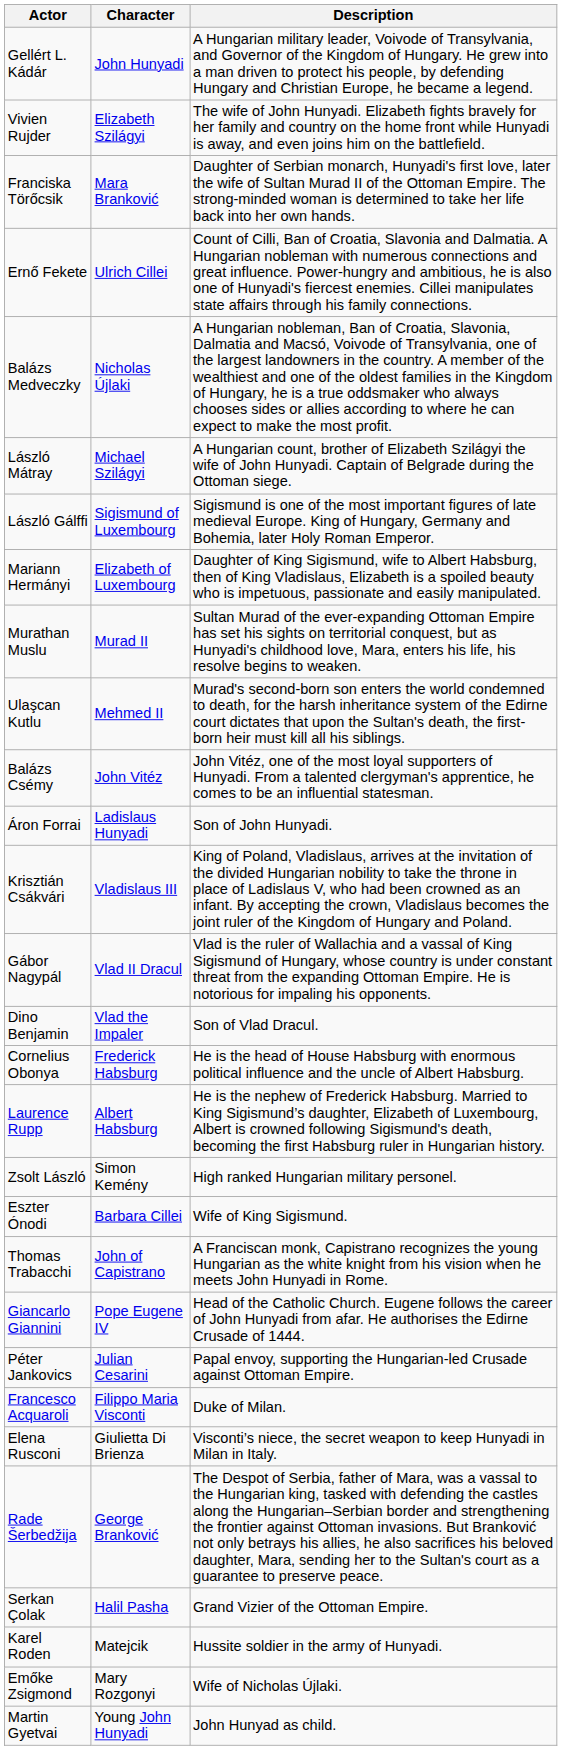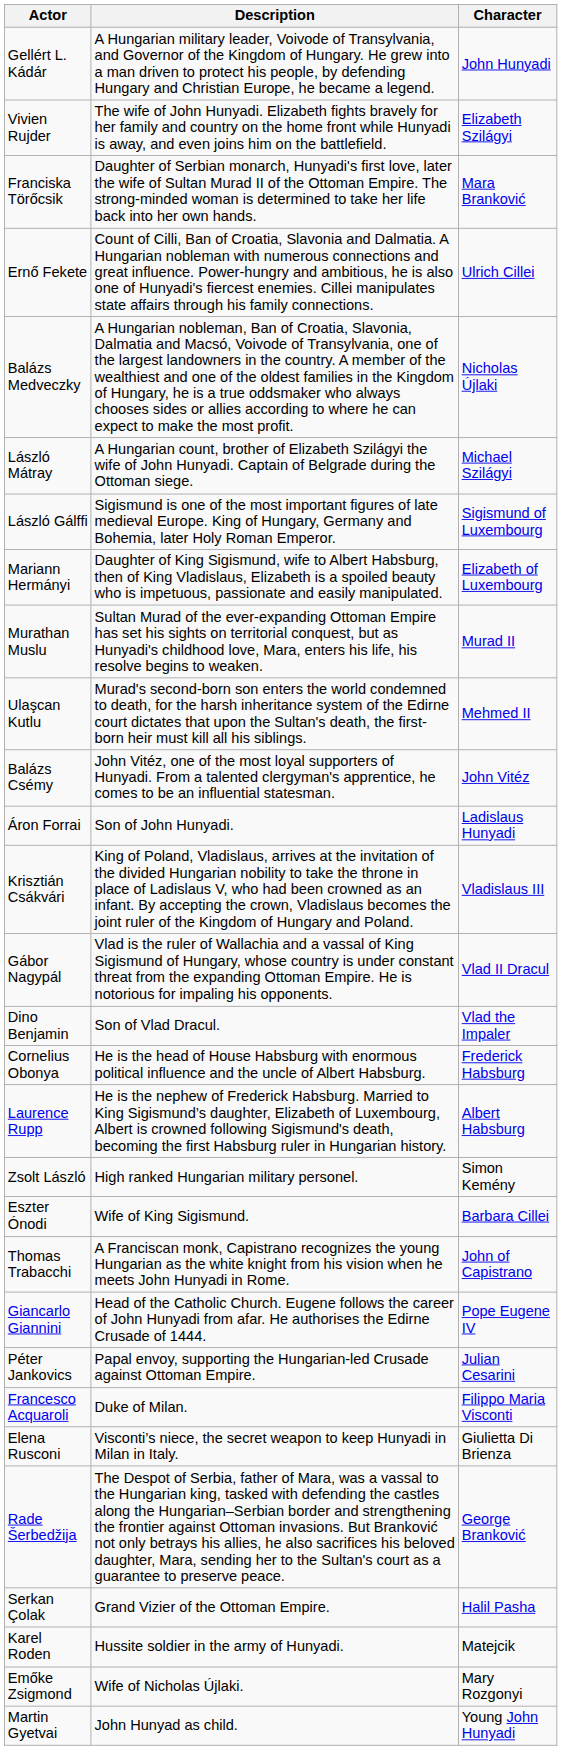columns swapped: (140, 16) <-> (373, 16)
